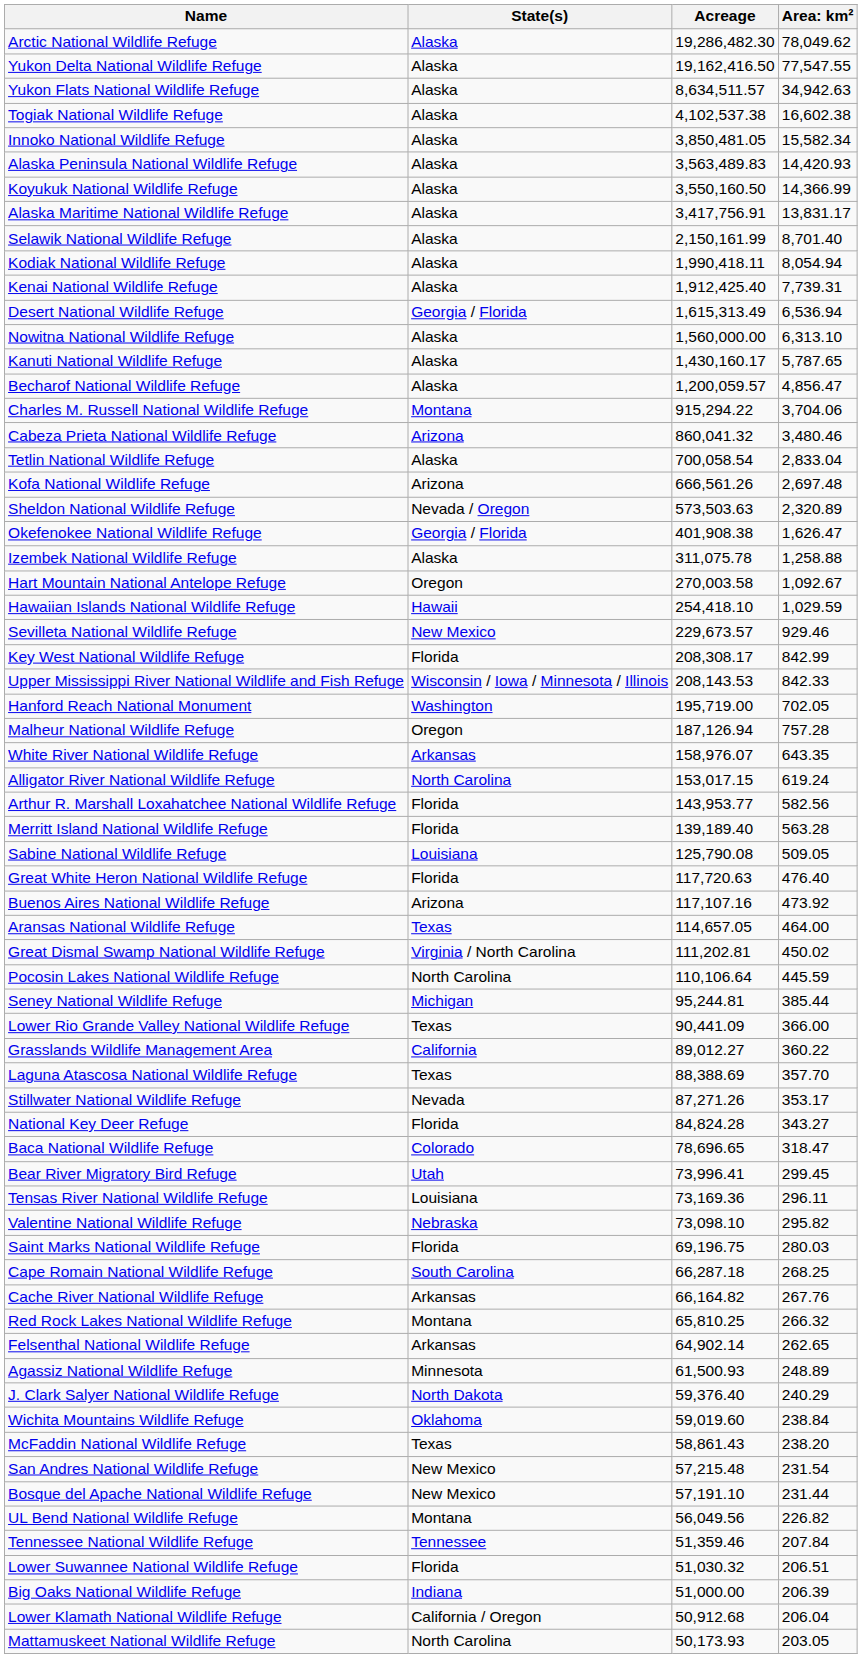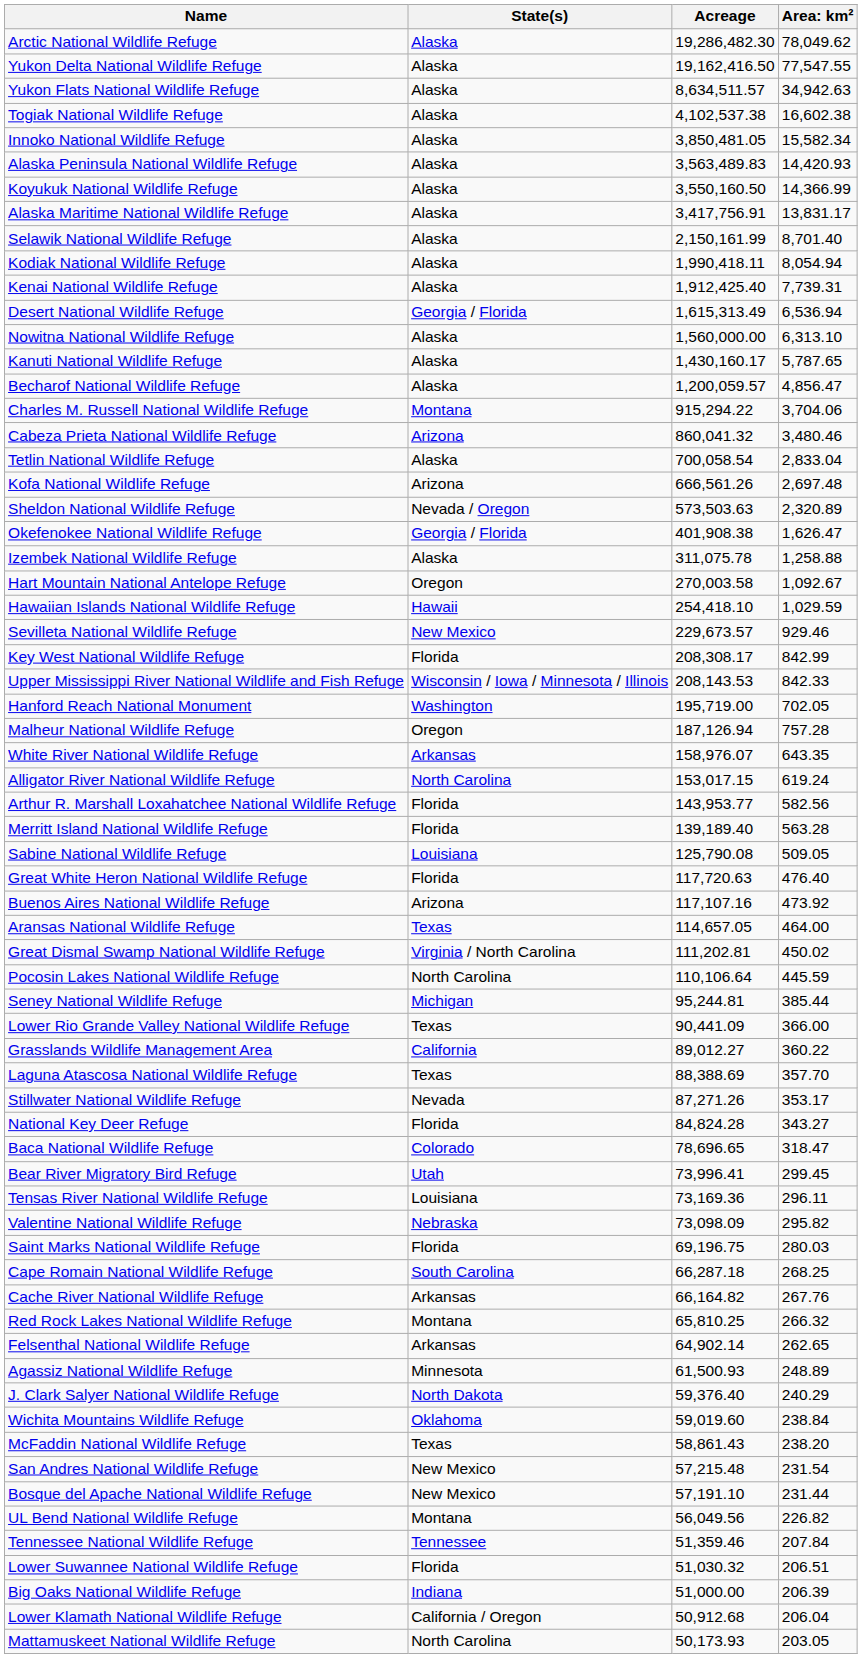(710, 1222) 73,098.10 -> (710, 1222) 73,098.09
